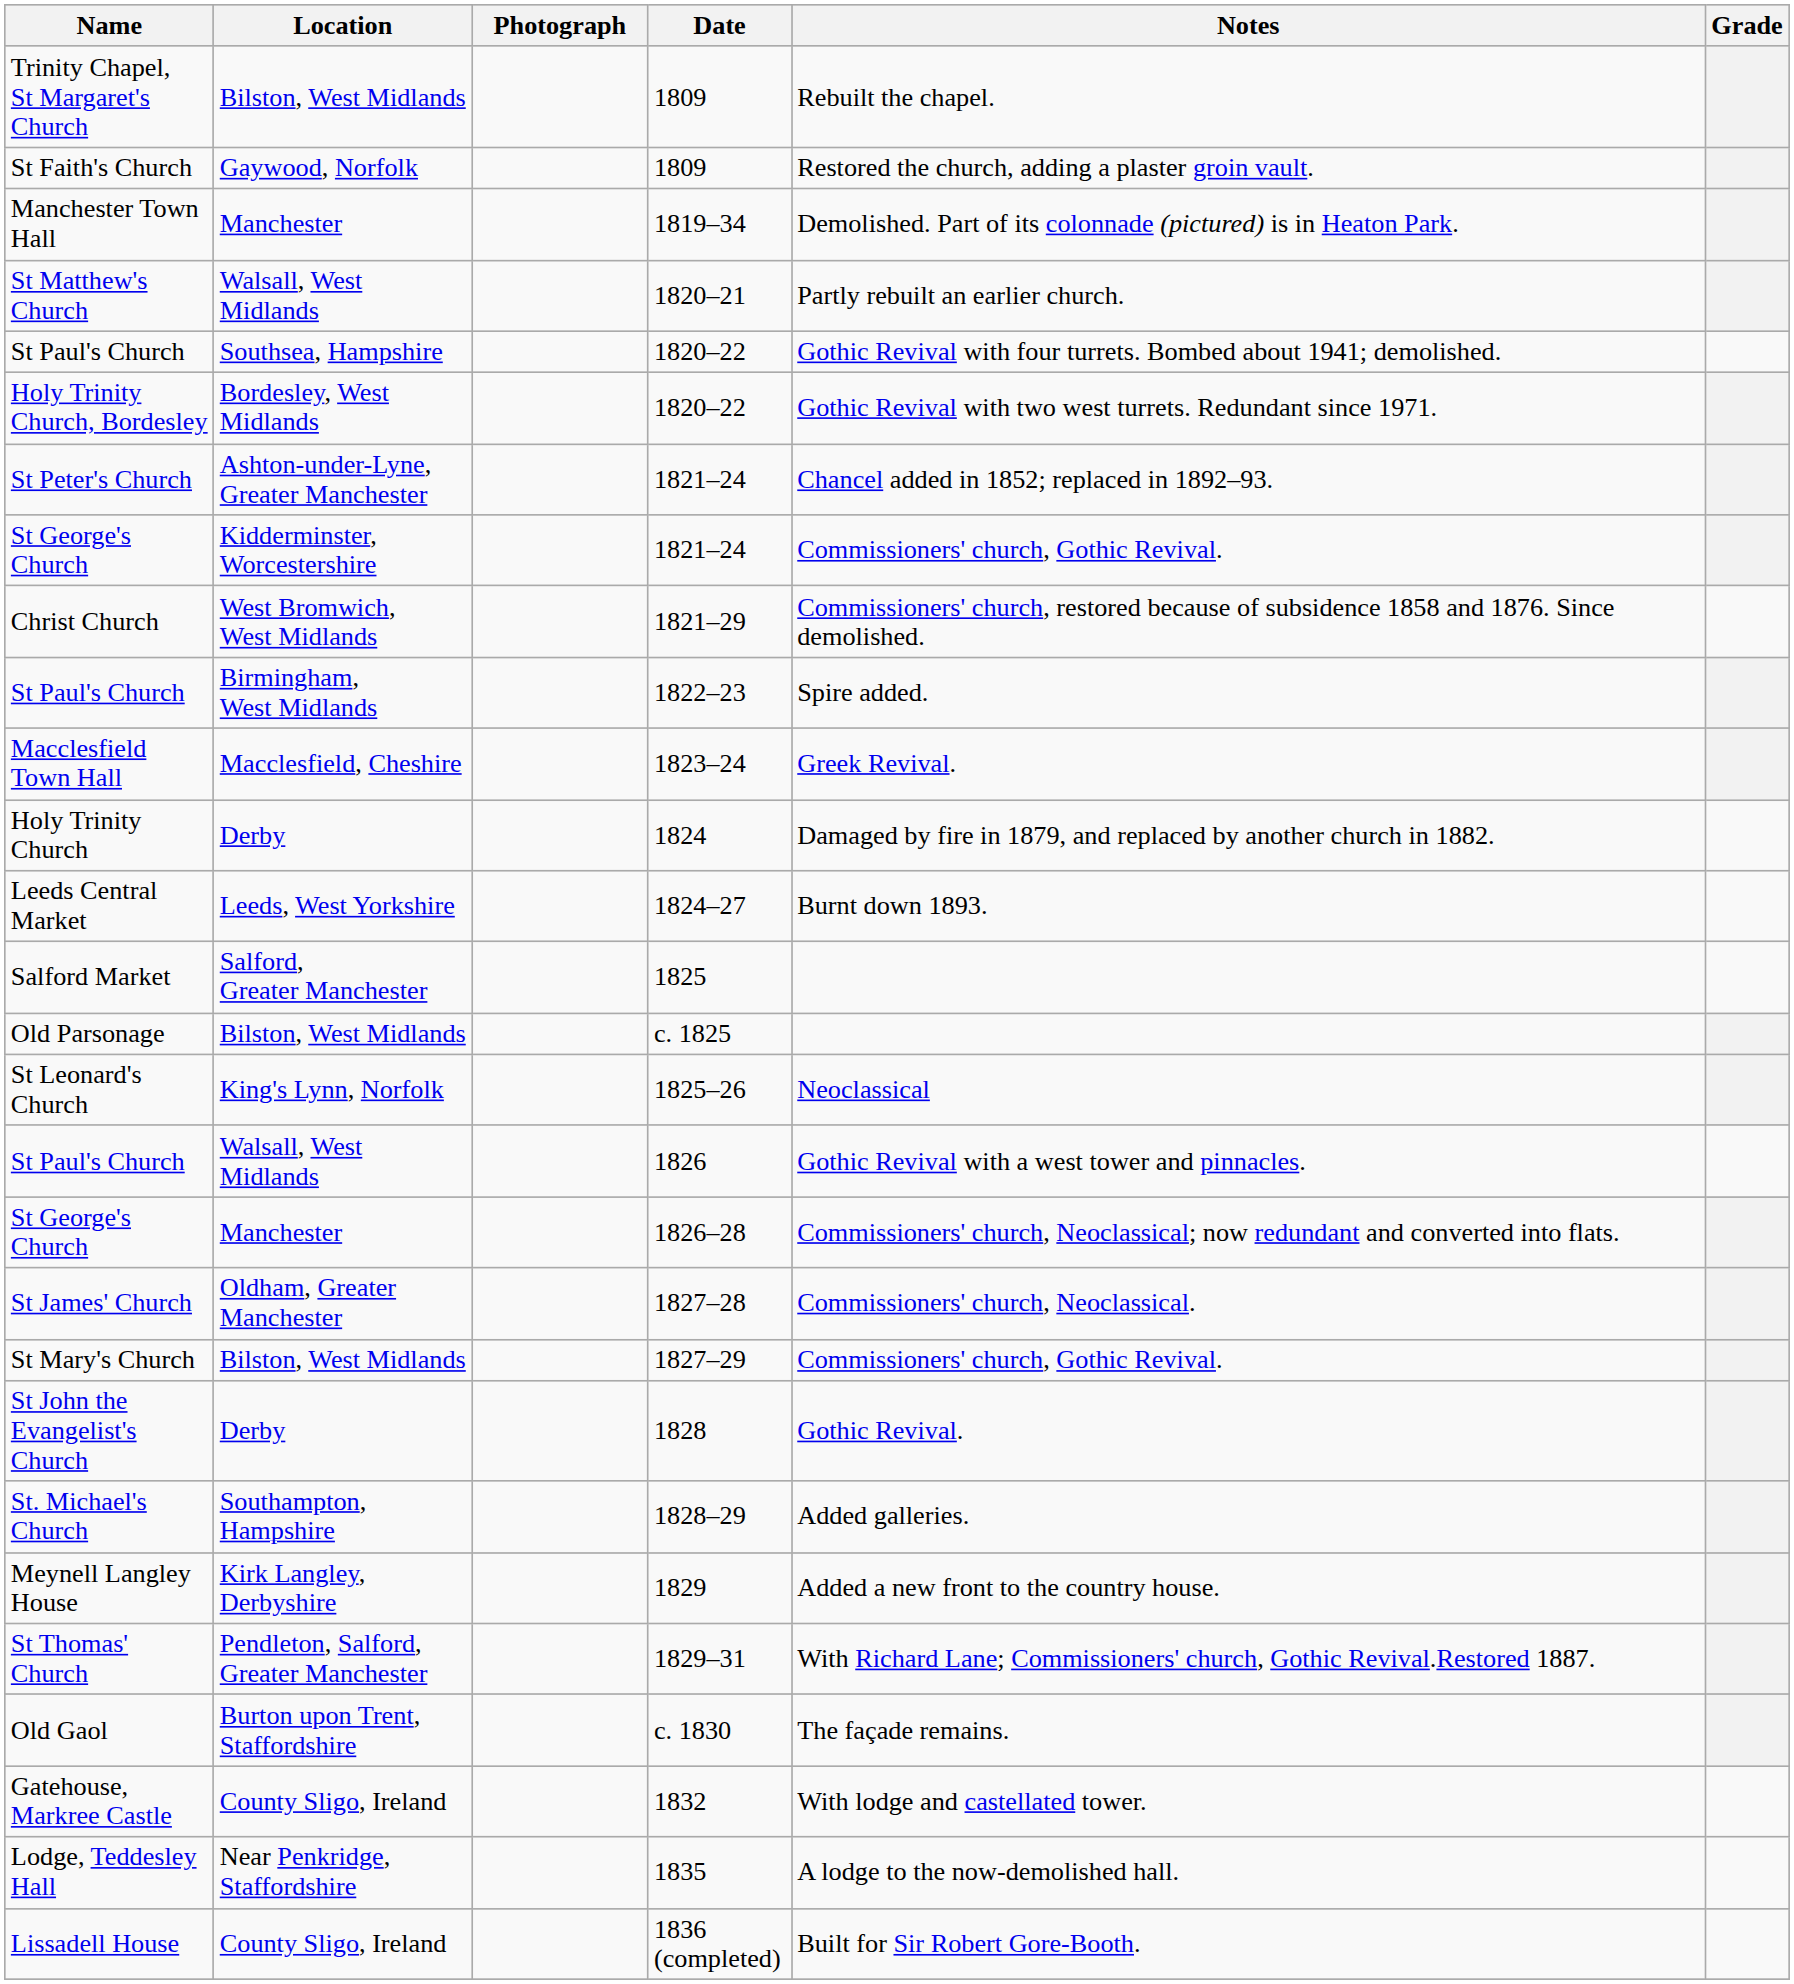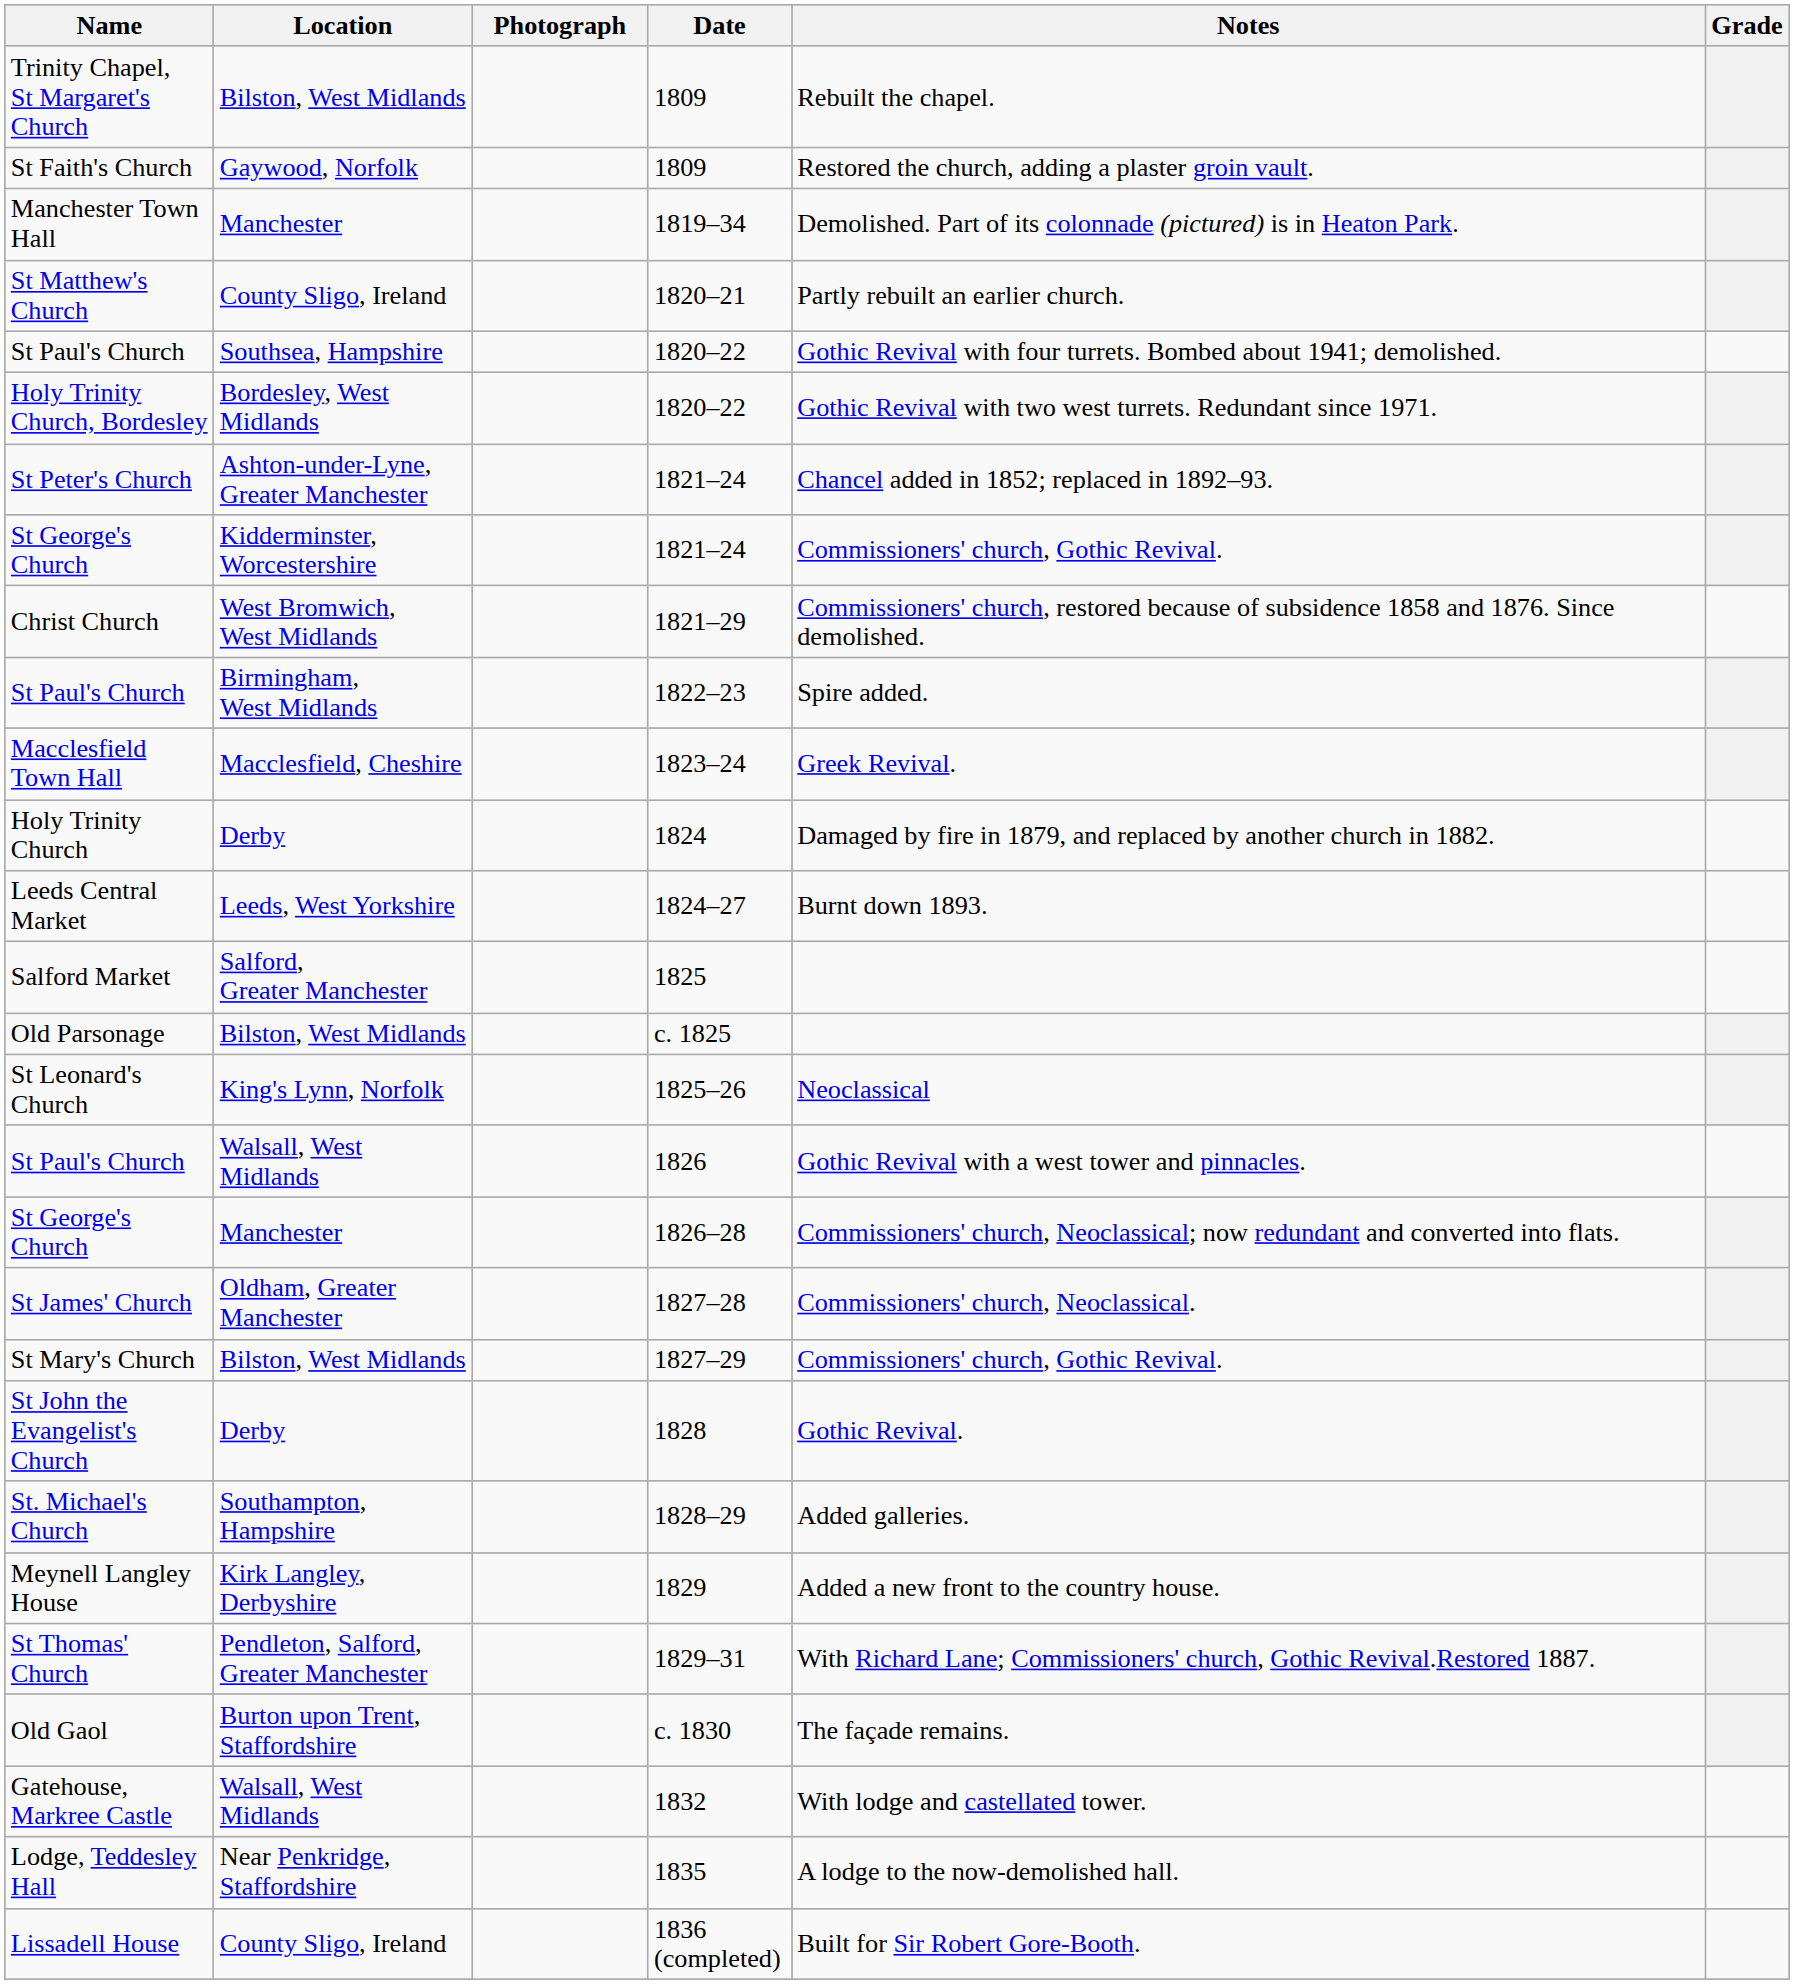(291, 295) Walsall, West Midlands -> (333, 295) County Sligo, Ireland
(333, 1801) County Sligo, Ireland -> (291, 1801) Walsall, West Midlands
